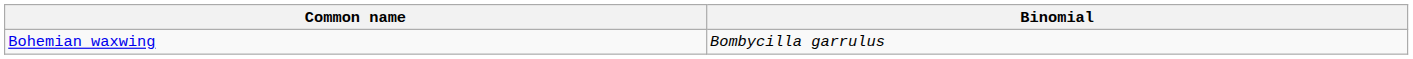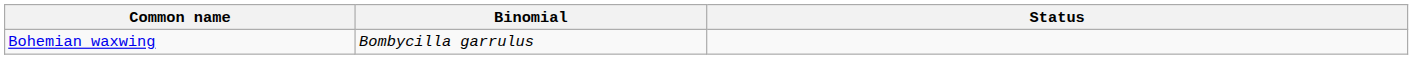+ column: (1057, 17)
